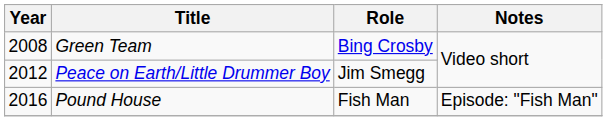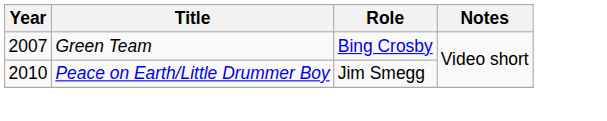(28, 45) 2008 -> (28, 45) 2007
(28, 73) 2012 -> (28, 73) 2010
- row: (108, 101)
